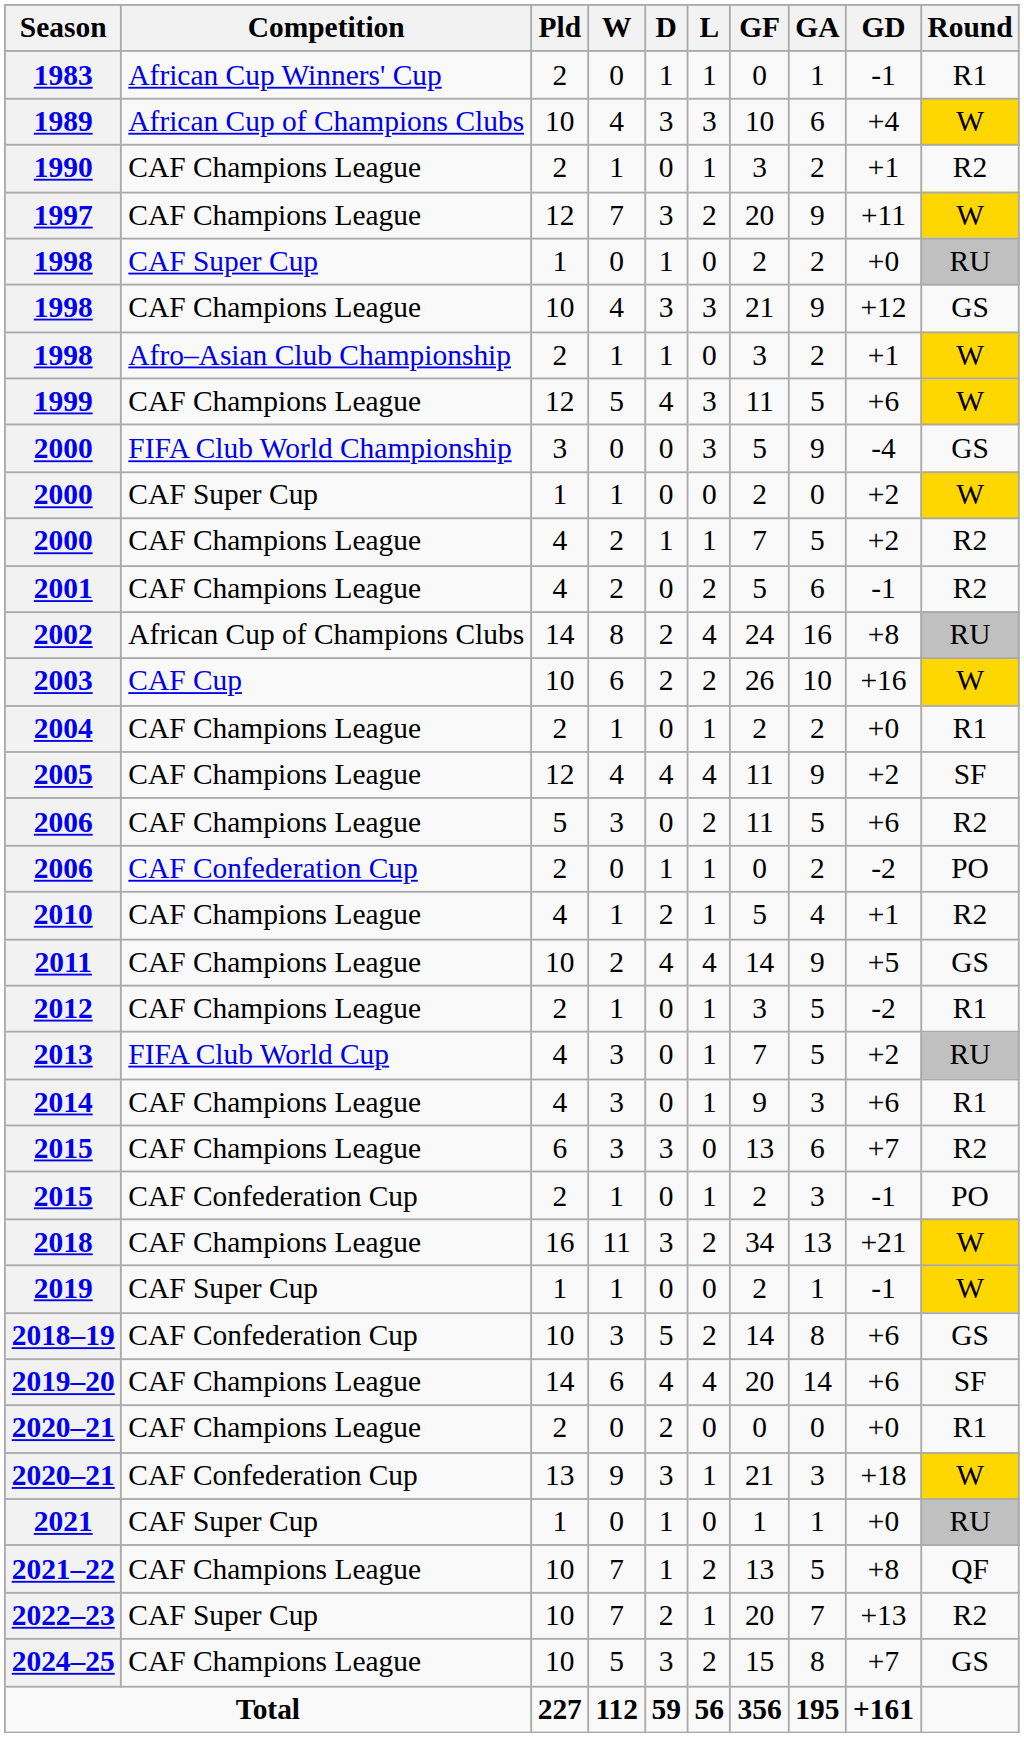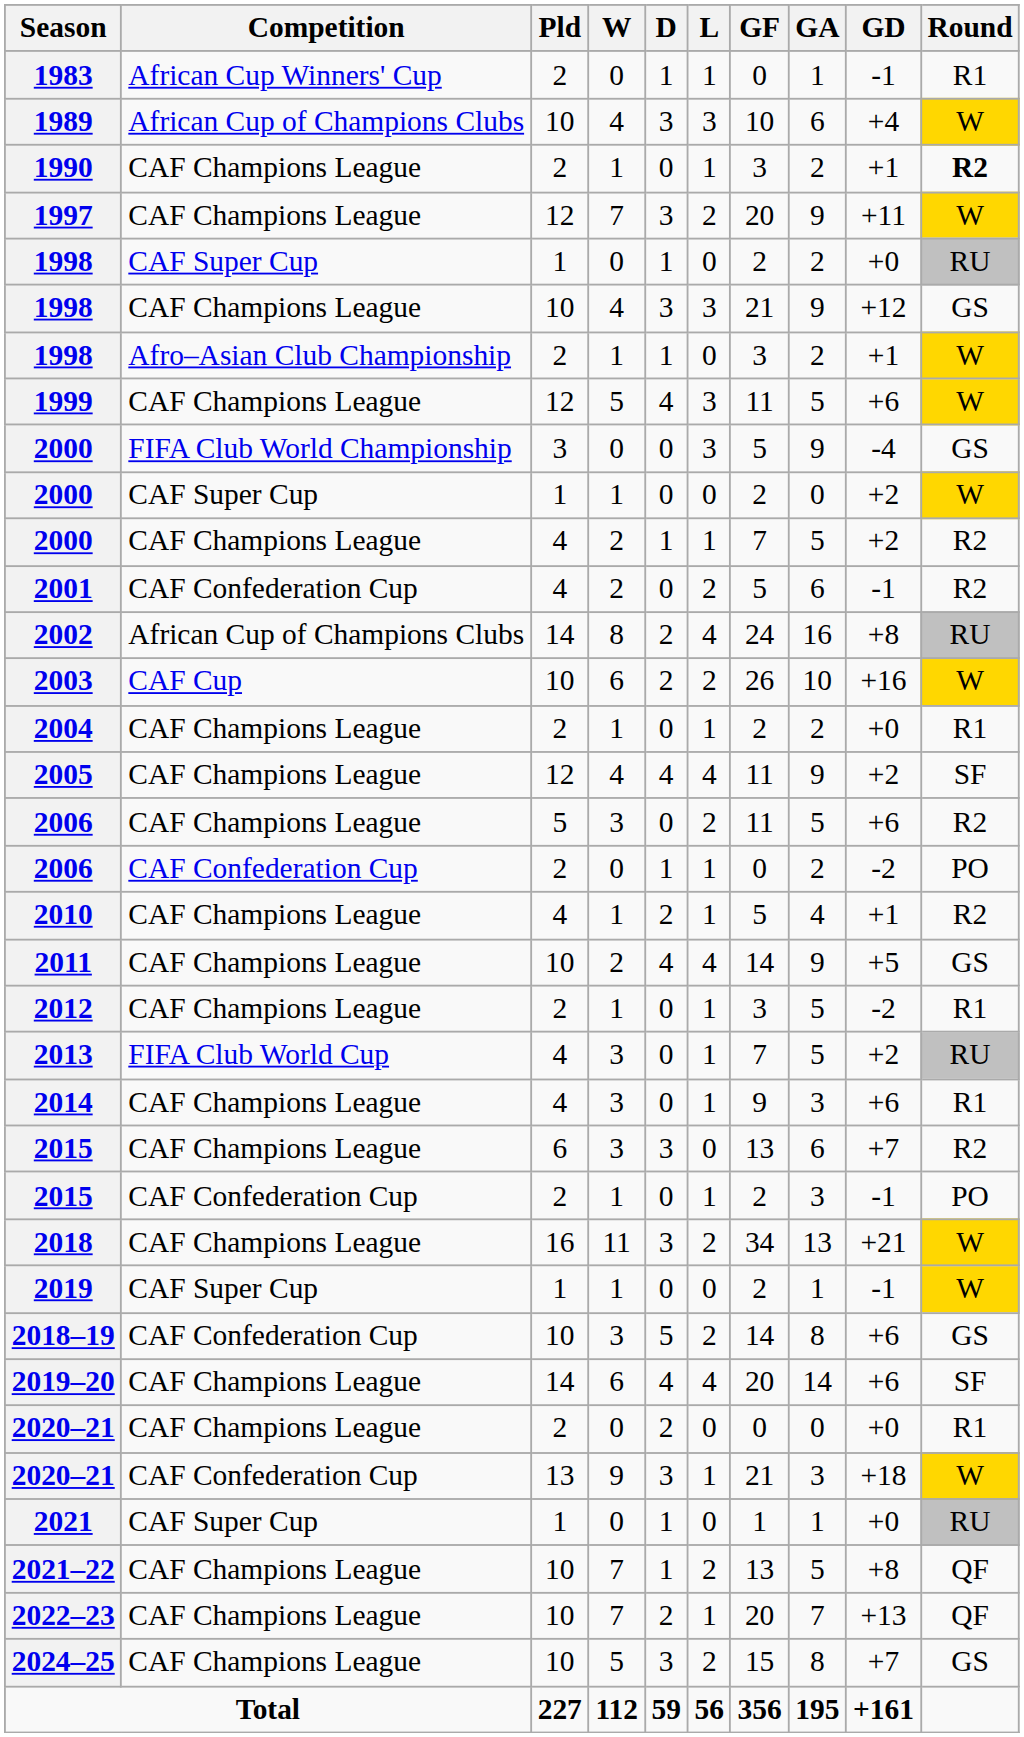(970, 167) normal -> (970, 167) bold
(275, 588) CAF Champions League -> (273, 588) CAF Confederation Cup
(223, 1615) CAF Super Cup -> (275, 1615) CAF Champions League
(970, 1615) R2 -> (970, 1615) QF
